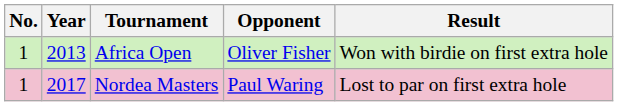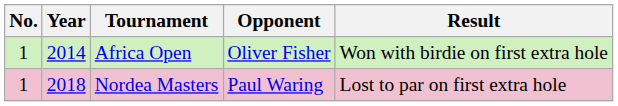(66, 52) 2013 -> (66, 52) 2014
(66, 84) 2017 -> (66, 84) 2018
